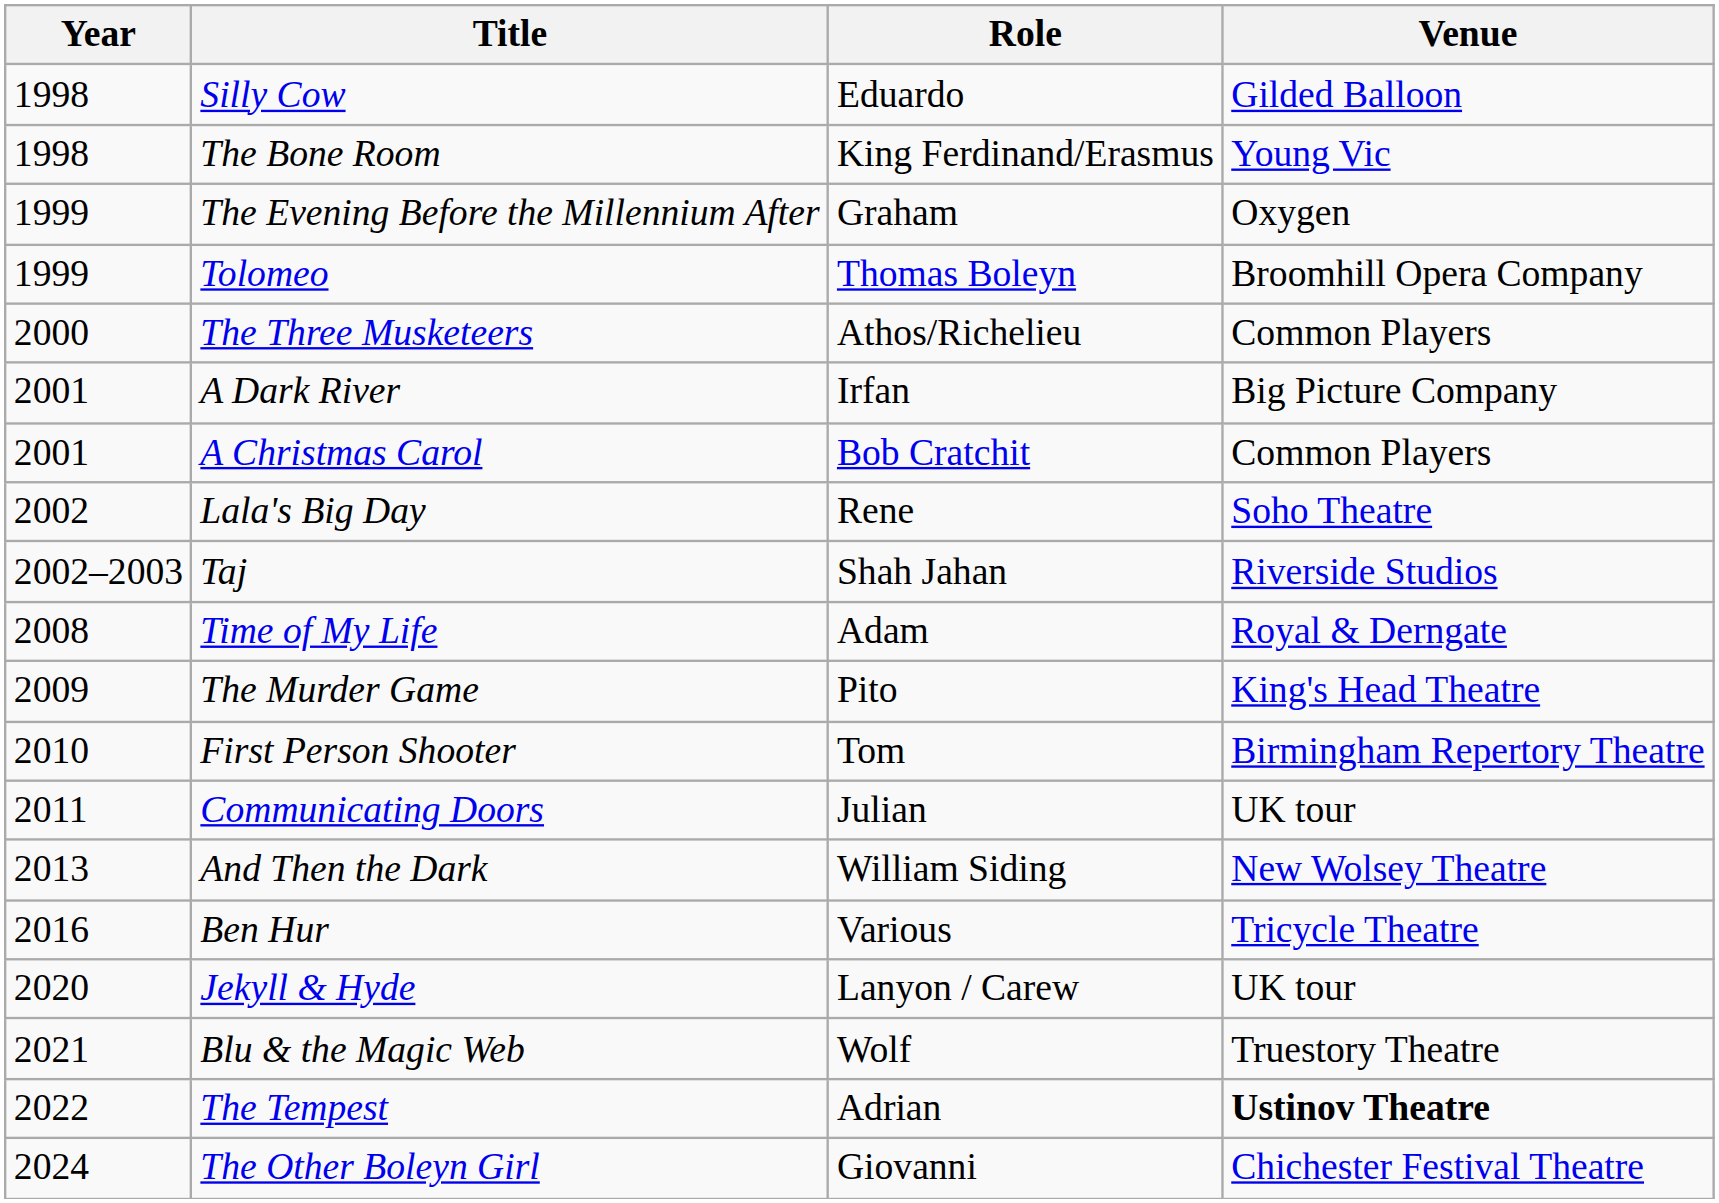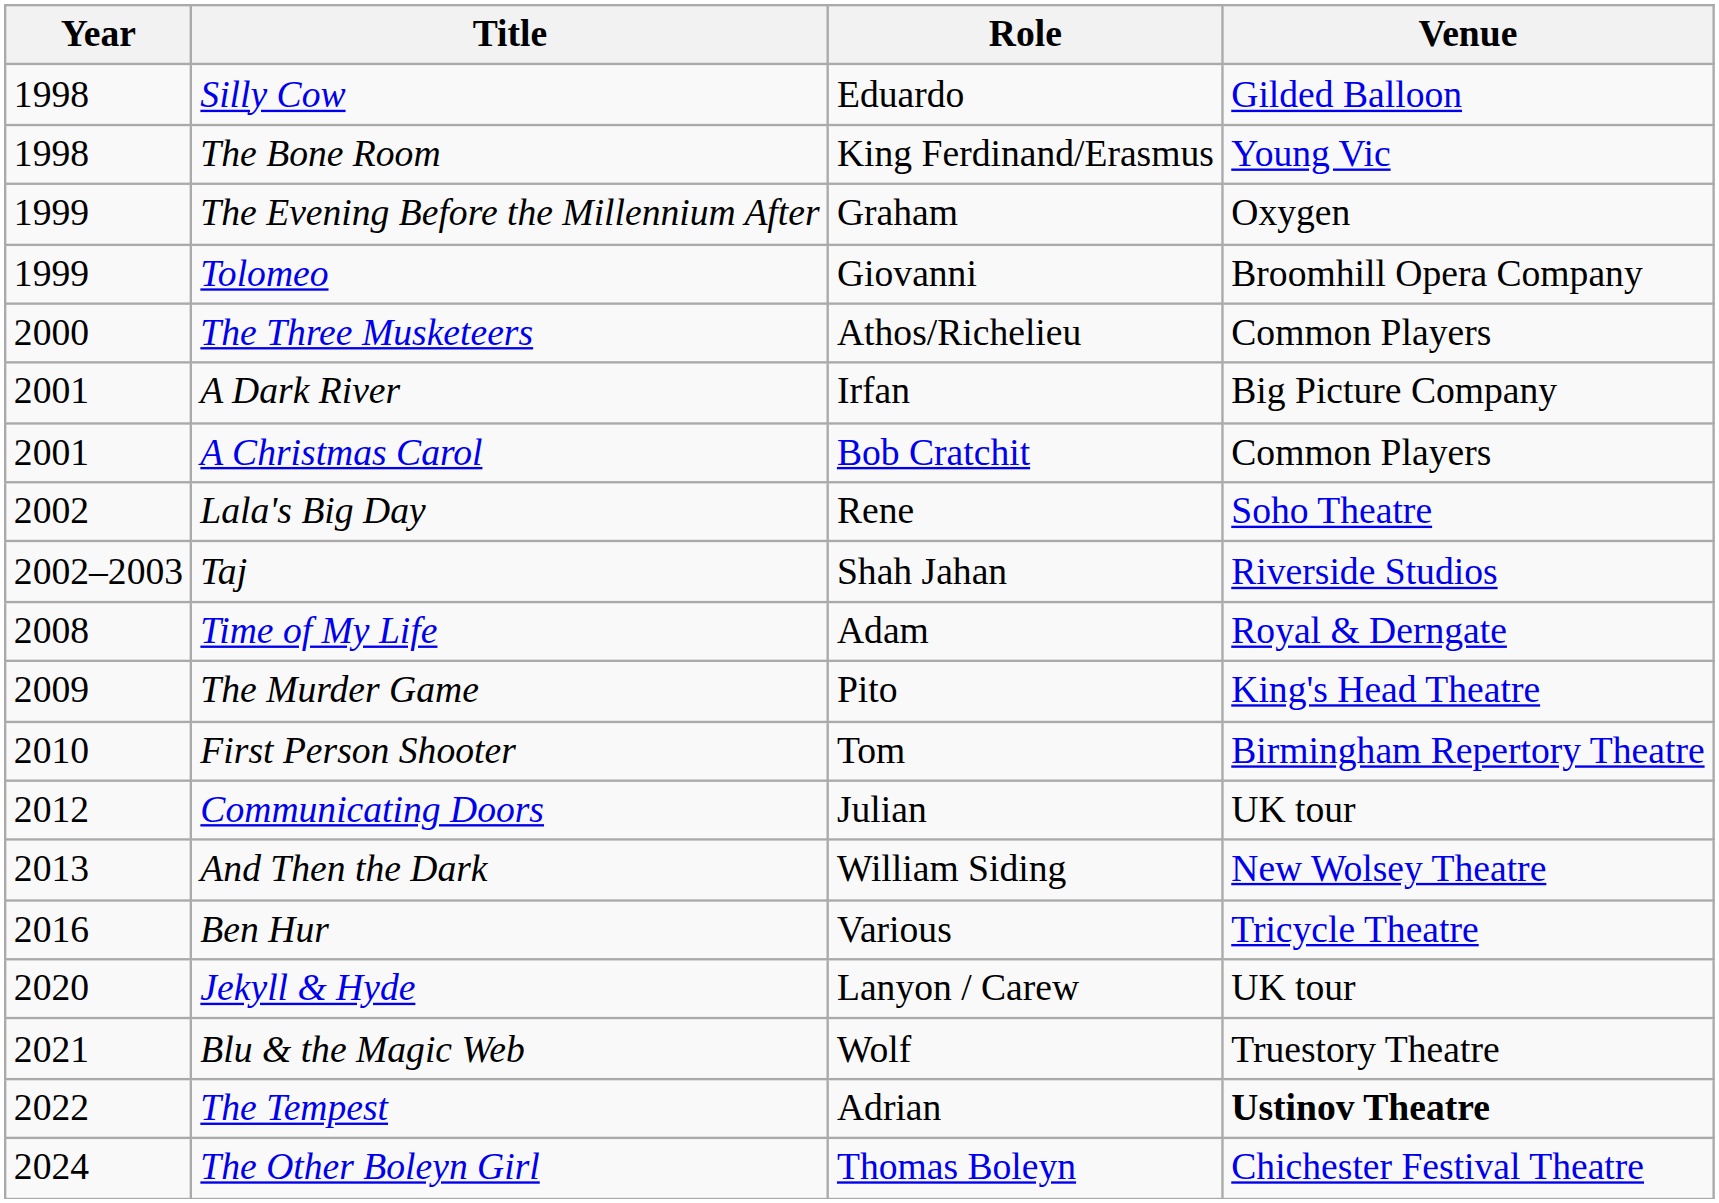(957, 272) Thomas Boleyn -> (907, 272) Giovanni
(51, 809) 2011 -> (51, 809) 2012
(907, 1167) Giovanni -> (957, 1167) Thomas Boleyn
